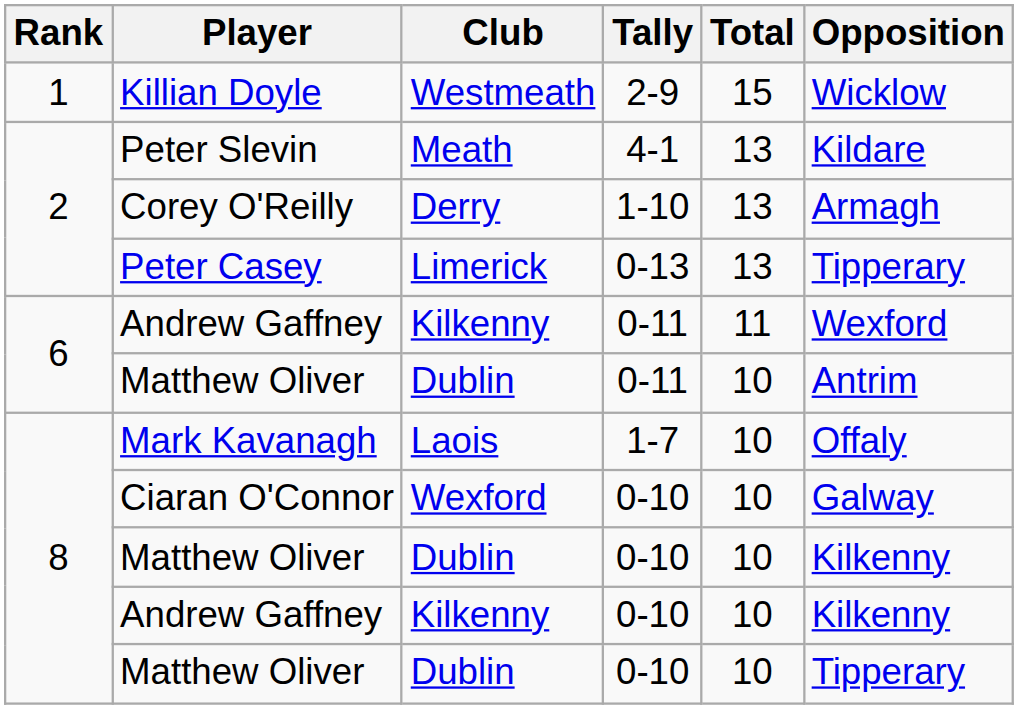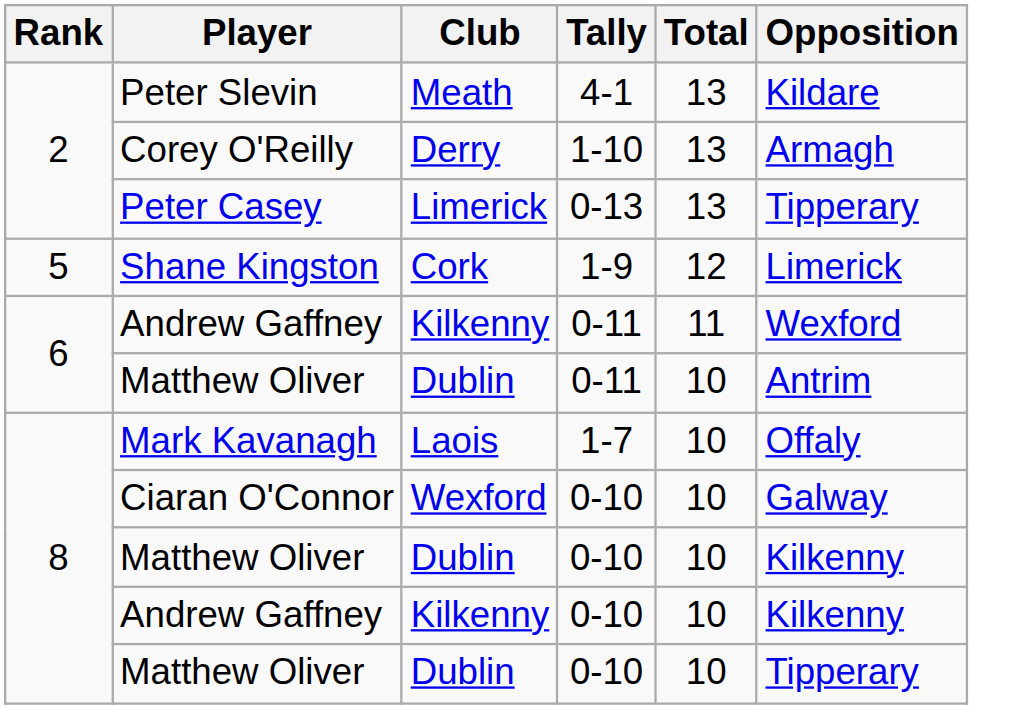- row: (221, 91)
+ row: (249, 265)
